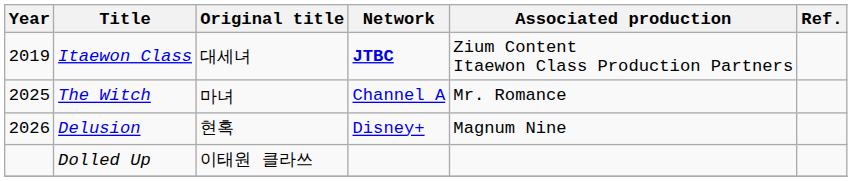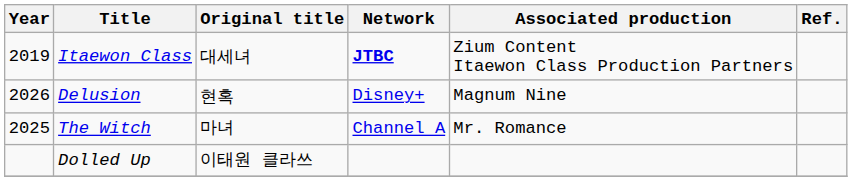rows swapped: (104, 96) <-> (99, 128)
